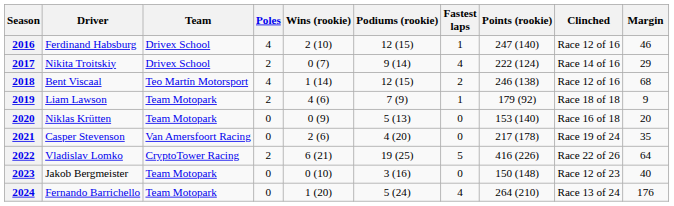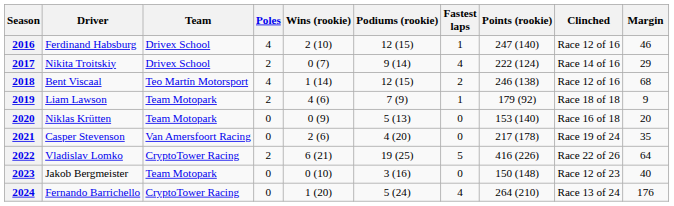(181, 192) Team Motopark -> (192, 192) CryptoTower Racing
